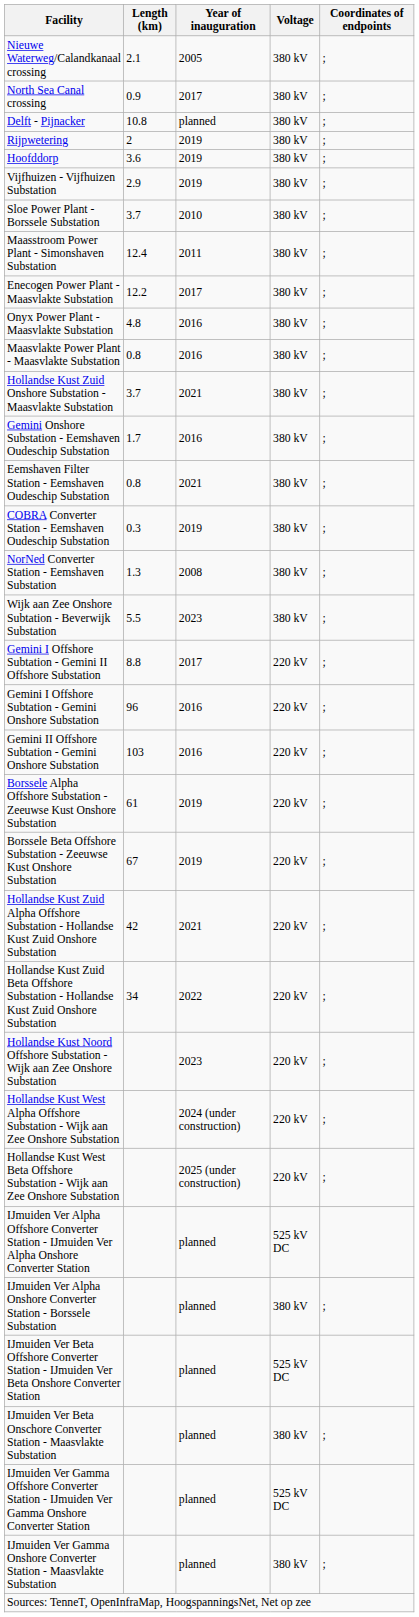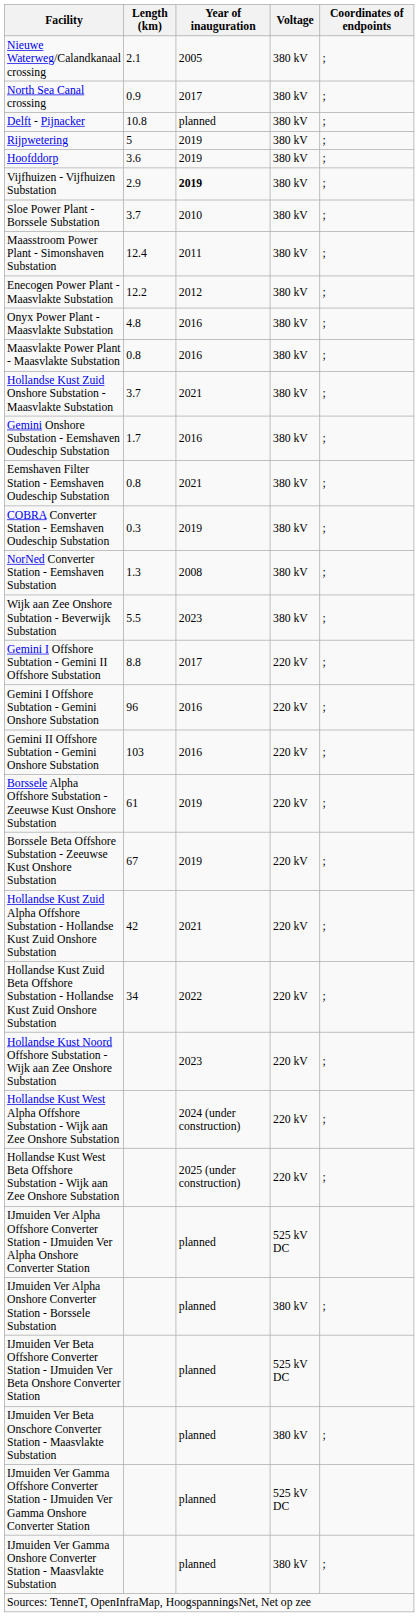(129, 140) 2 -> (129, 140) 5
(190, 184) normal -> (190, 184) bold
(190, 292) 2017 -> (190, 292) 2012
